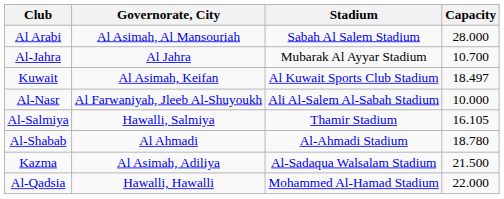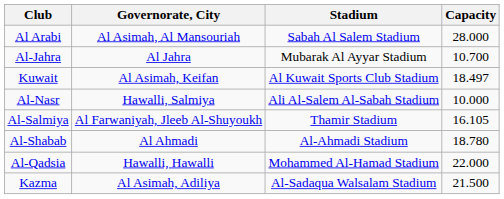(169, 99) Al Farwaniyah, Jleeb Al-Shuyoukh -> (169, 99) Hawalli, Salmiya
(169, 120) Hawalli, Salmiya -> (169, 120) Al Farwaniyah, Jleeb Al-Shuyoukh
rows swapped: (38, 162) <-> (38, 183)
